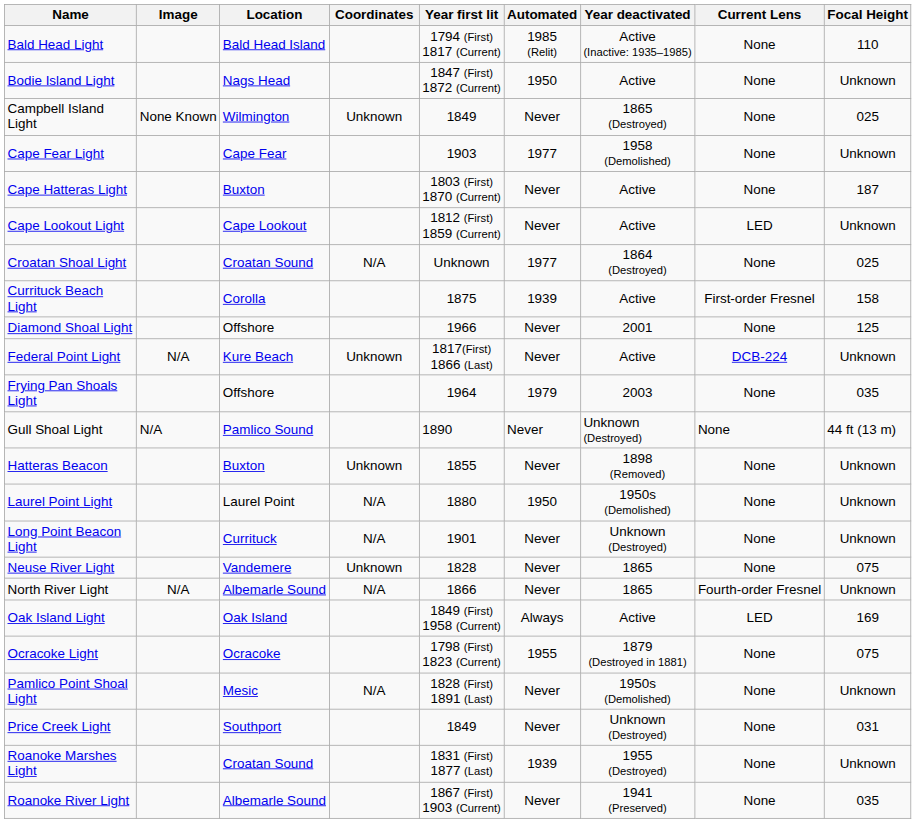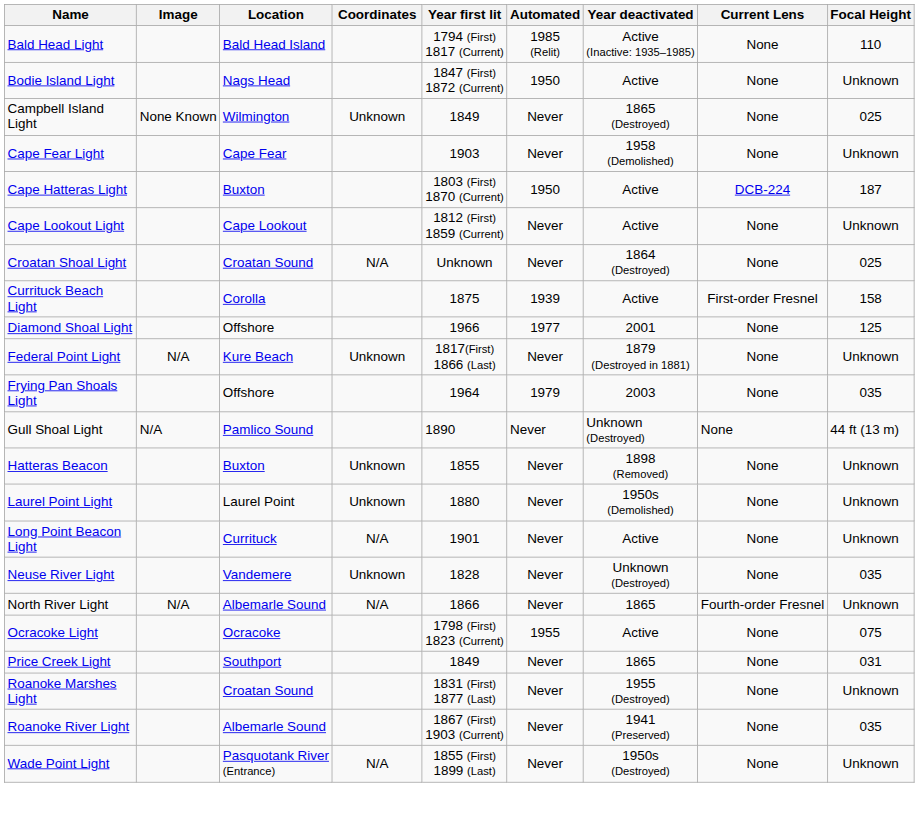(542, 153) 1977 -> (545, 153) Never
(542, 189) Never -> (545, 189) 1950
(760, 189) None -> (762, 189) DCB-224
(760, 226) LED -> (762, 226) None
(542, 262) 1977 -> (545, 262) Never
(542, 327) Never -> (545, 327) 1977
(638, 356) Active -> (641, 356) 1879 (Destroyed in 1881)
(760, 356) DCB-224 -> (762, 356) None
(374, 502) N/A -> (377, 502) Unknown
(542, 502) 1950 -> (545, 502) Never
(638, 539) Unknown (Destroyed) -> (641, 539) Active
(638, 567) 1865 -> (641, 575) Unknown (Destroyed)
(868, 567) 075 -> (871, 575) 035
- row: (56, 618)
(638, 654) 1879 (Destroyed in 1881) -> (641, 633) Active
- row: (68, 690)
(638, 727) Unknown (Destroyed) -> (641, 662) 1865
(542, 763) 1939 -> (545, 690) Never
+ row: (58, 763)
